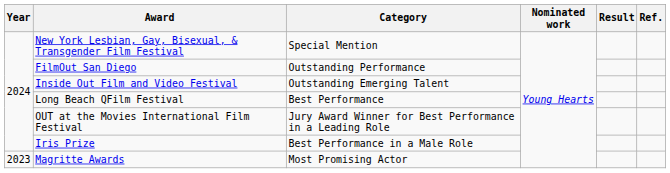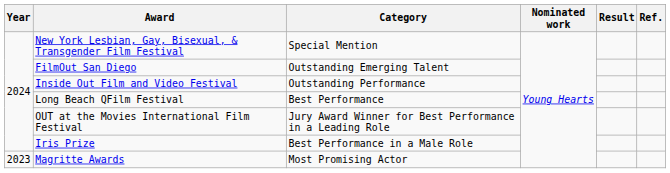(357, 67) Outstanding Performance -> (369, 67) Outstanding Emerging Talent
(369, 84) Outstanding Emerging Talent -> (357, 84) Outstanding Performance
